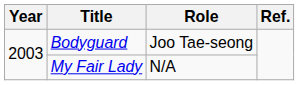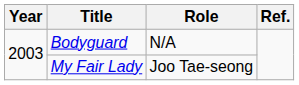(201, 42) Joo Tae-seong -> (163, 42) N/A
(163, 67) N/A -> (201, 67) Joo Tae-seong
